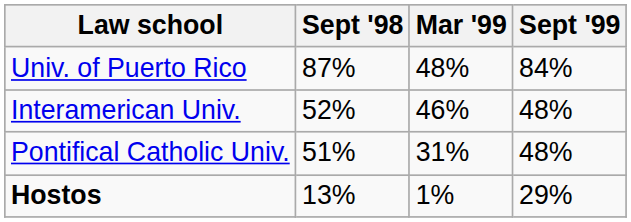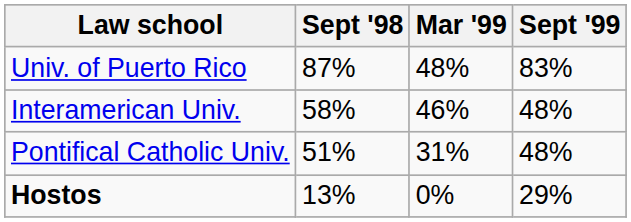(546, 68) 84% -> (546, 68) 83%
(329, 110) 52% -> (329, 110) 58%
(435, 195) 1% -> (435, 195) 0%
